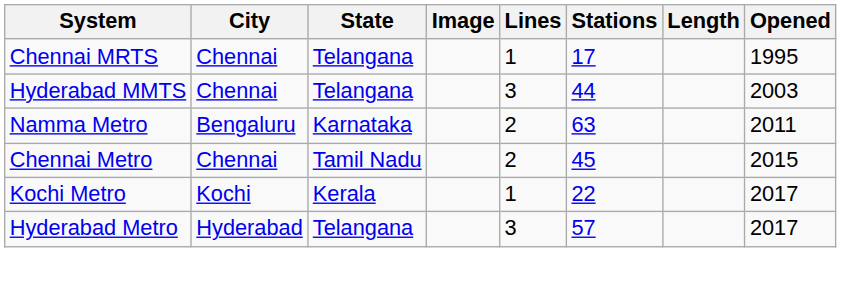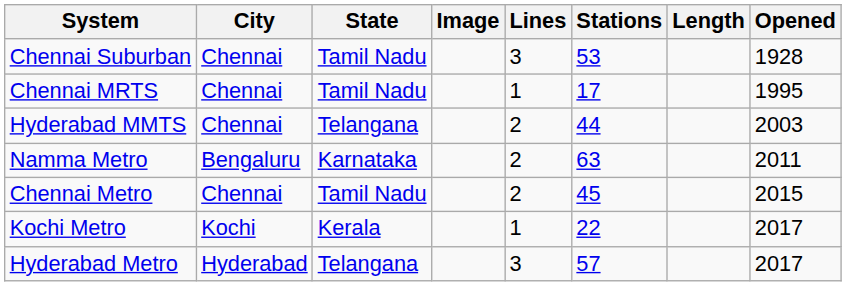+ row: (100, 56)
(363, 56) Telangana -> (372, 90) Tamil Nadu
(511, 90) 3 -> (516, 125) 2
